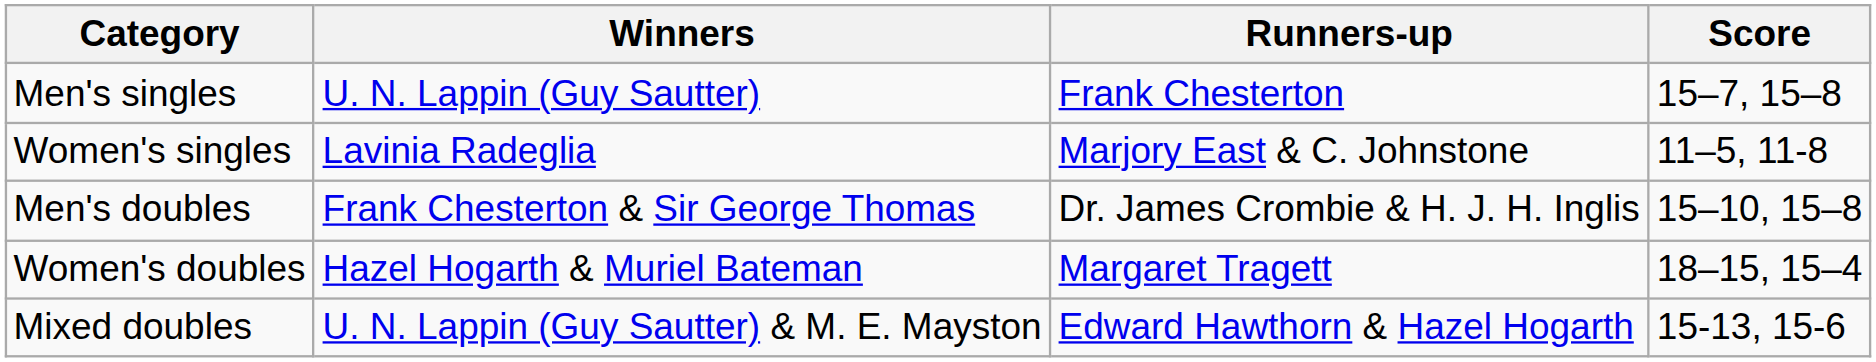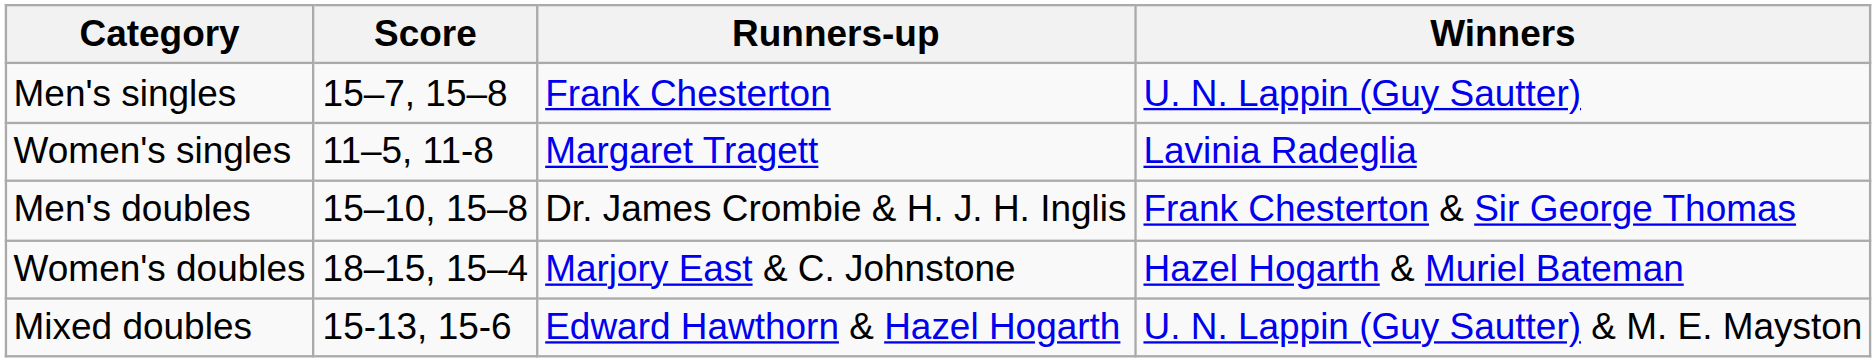columns swapped: (682, 33) <-> (1760, 33)
(1294, 151) Marjory East & C. Johnstone -> (682, 151) Margaret Tragett
(1195, 268) Margaret Tragett -> (780, 268) Marjory East & C. Johnstone
